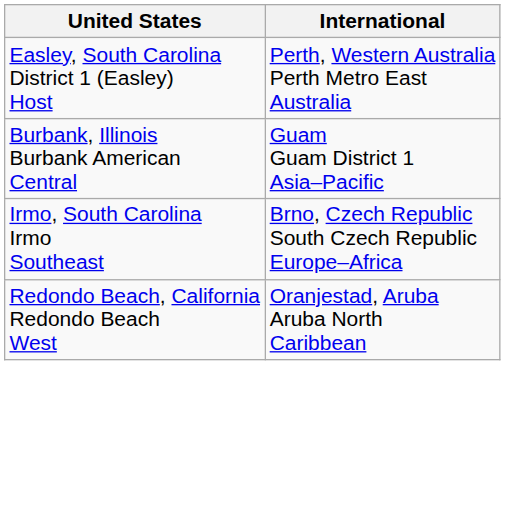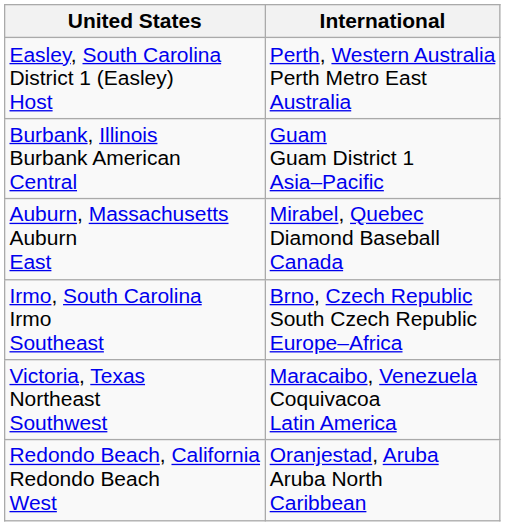+ row: (119, 238)
+ row: (77, 399)
